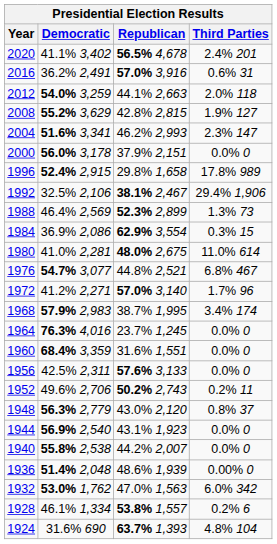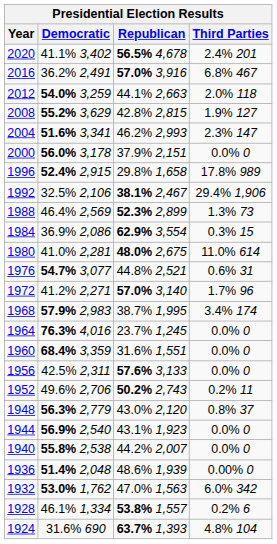(231, 73) 0.6% 31 -> (231, 73) 6.8% 467
(231, 271) 6.8% 467 -> (231, 271) 0.6% 31
